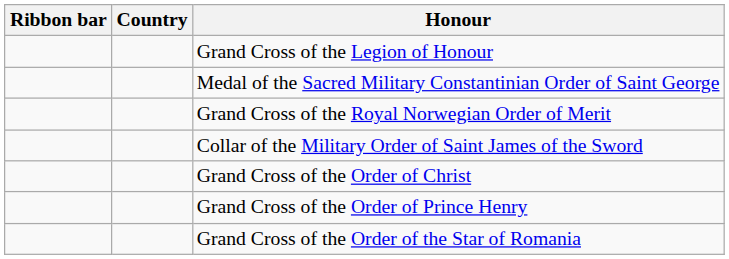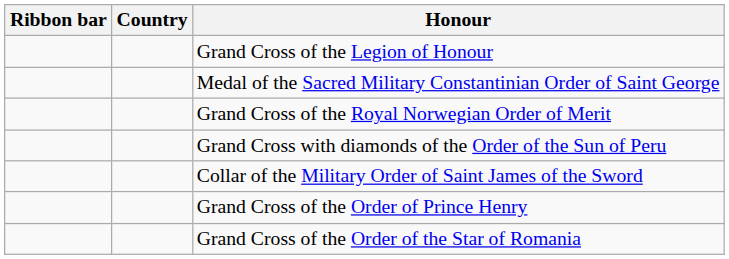+ row: (432, 144)
- row: (334, 176)
